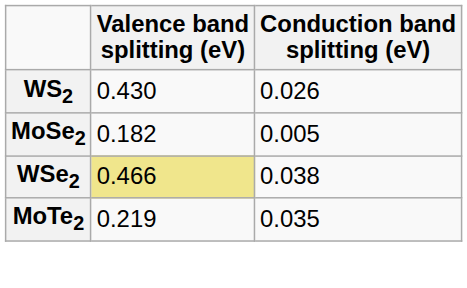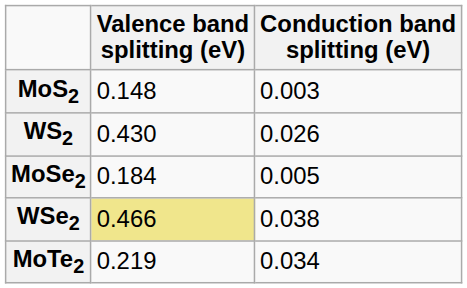+ row: (48, 91)
(127, 133) 0.182 -> (127, 176) 0.184
(290, 218) 0.035 -> (290, 261) 0.034
